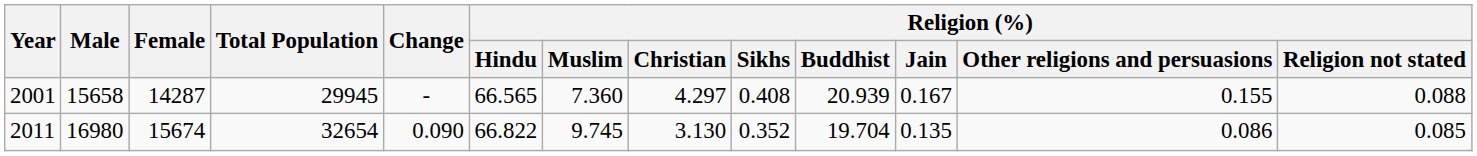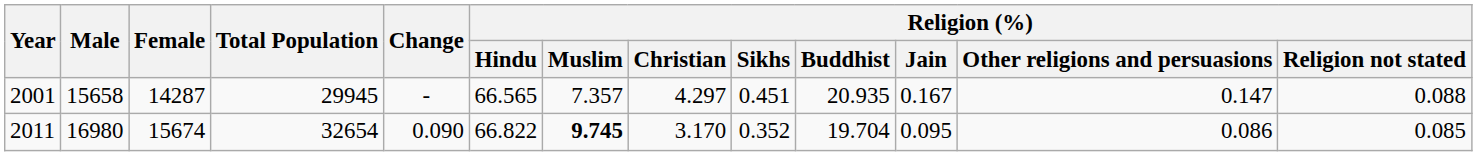(597, 95) 7.360 -> (597, 95) 7.357
(764, 95) 0.408 -> (764, 95) 0.451
(858, 95) 20.939 -> (858, 95) 20.935
(1247, 95) 0.155 -> (1247, 95) 0.147
(597, 131) normal -> (597, 131) bold
(700, 131) 3.130 -> (700, 131) 3.170
(926, 131) 0.135 -> (926, 131) 0.095
